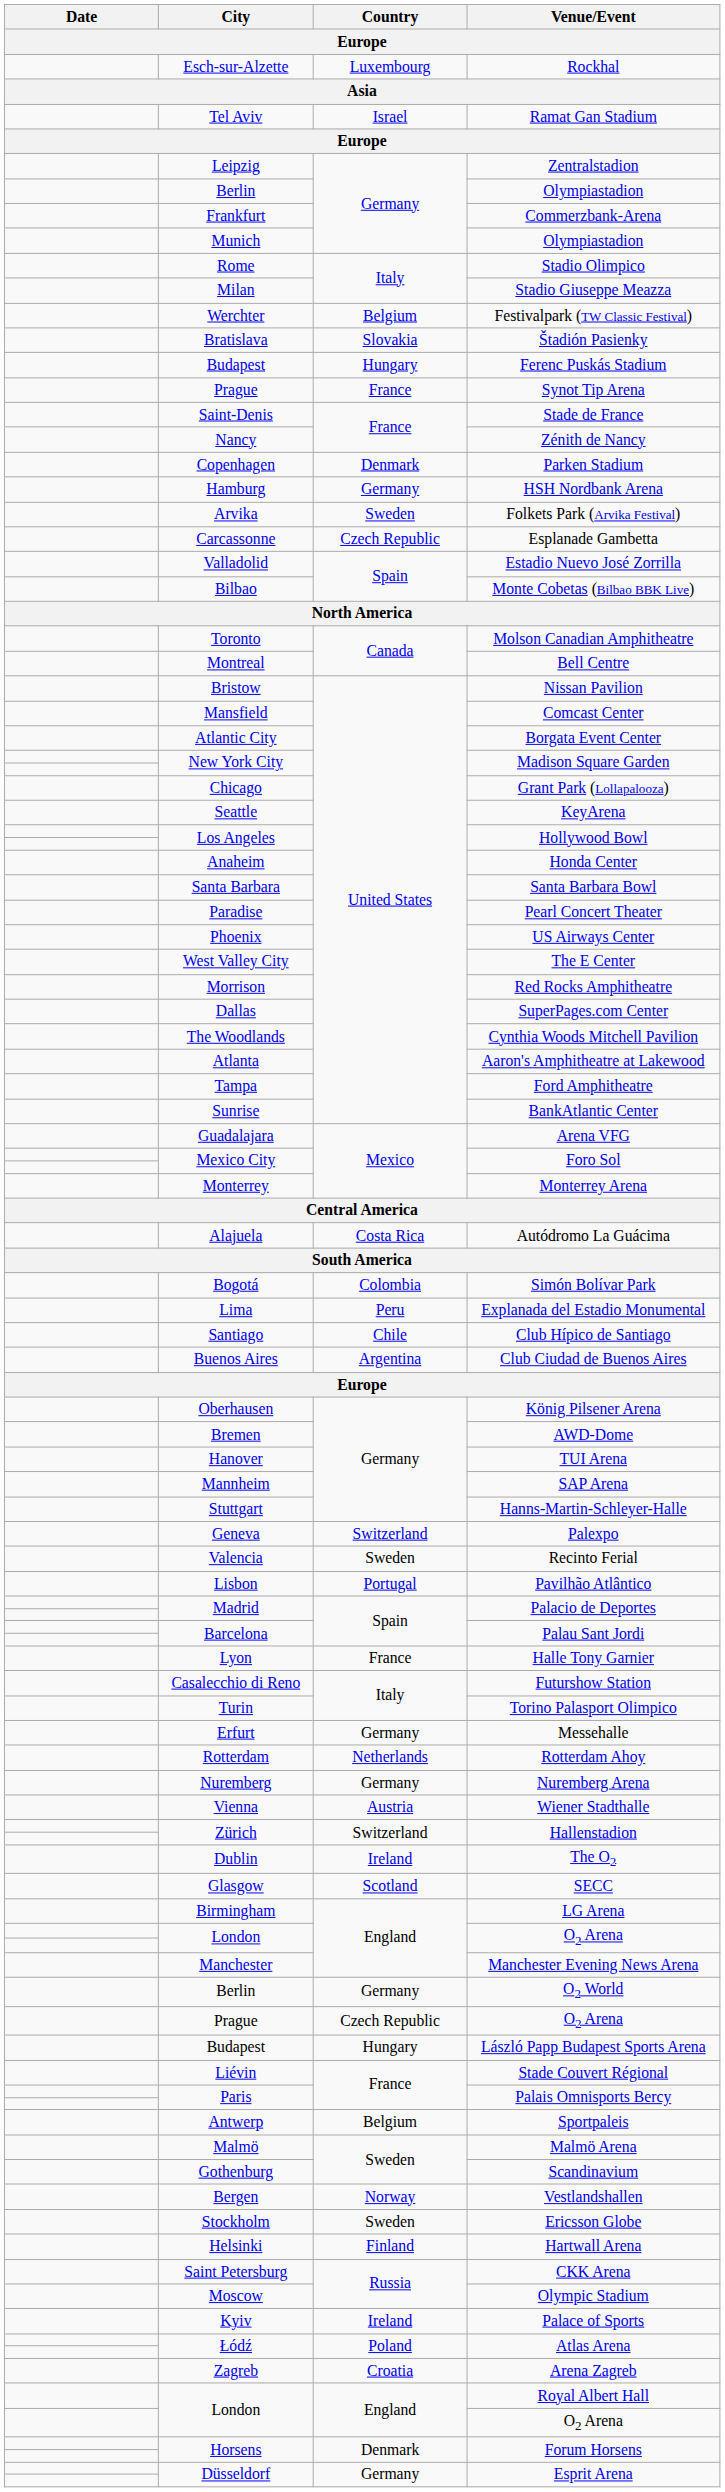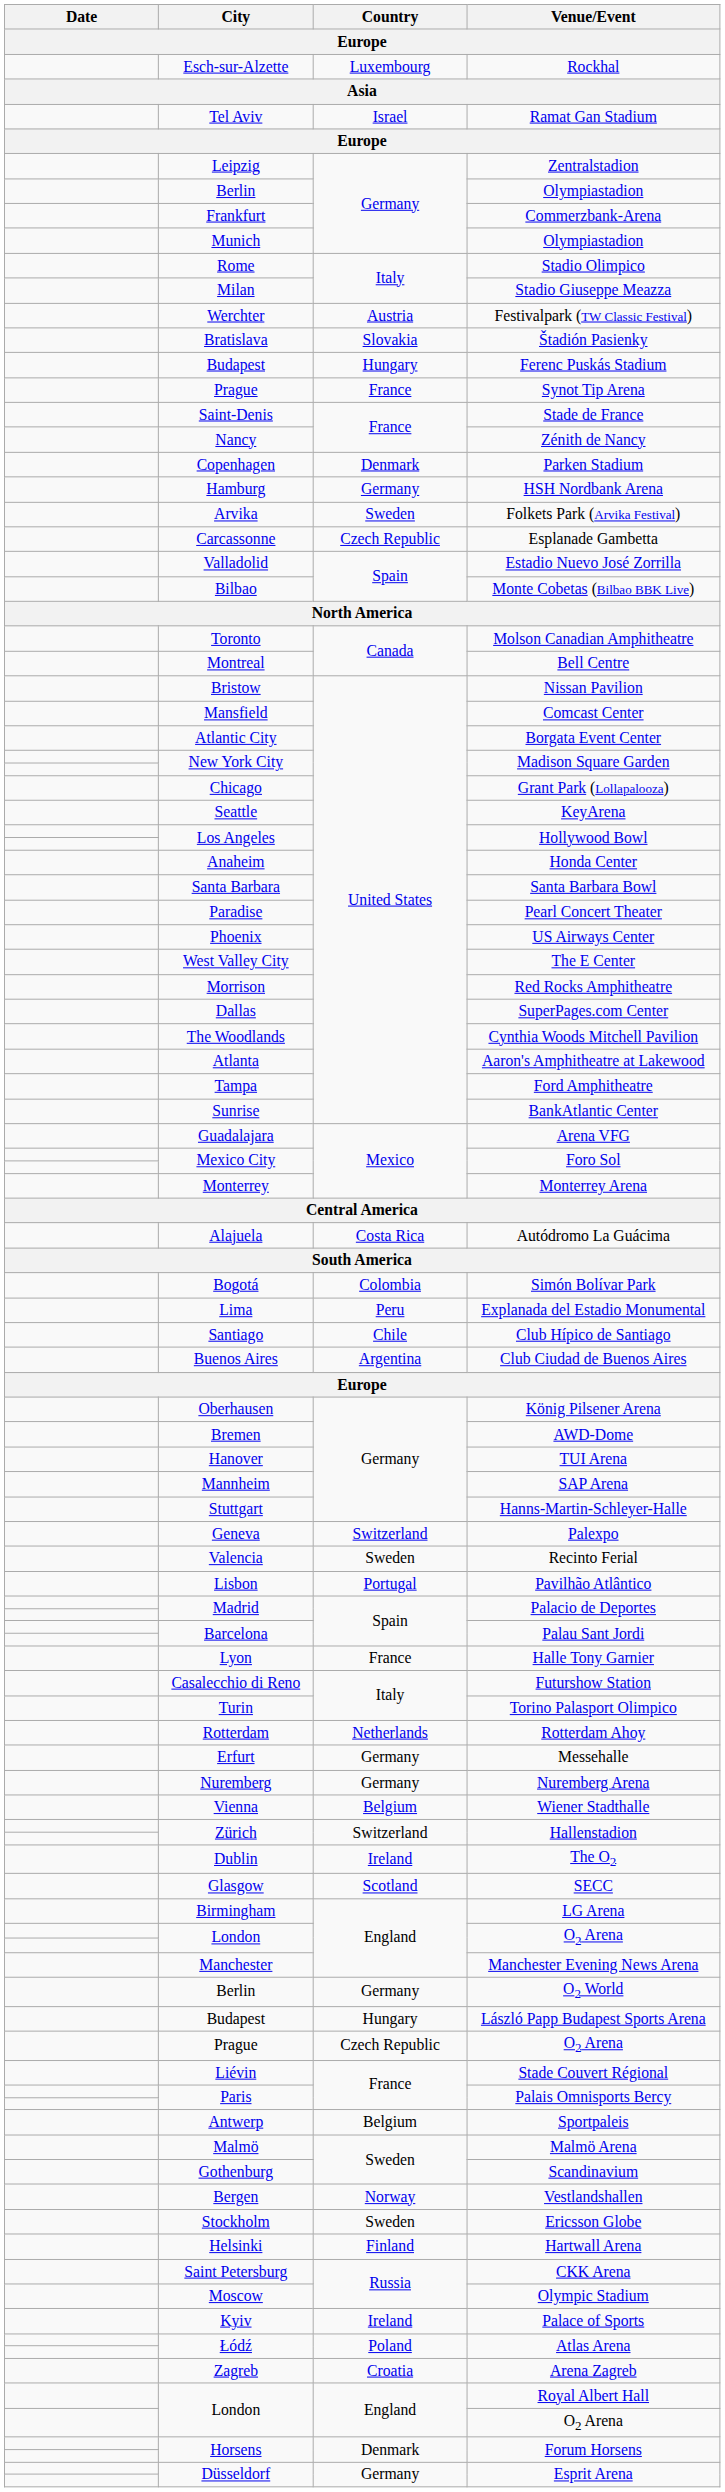(390, 315) Belgium -> (390, 315) Austria
rows swapped: (236, 1732) <-> (236, 1757)
(390, 1807) Austria -> (390, 1807) Belgium
rows swapped: (236, 2047) <-> (236, 2020)
